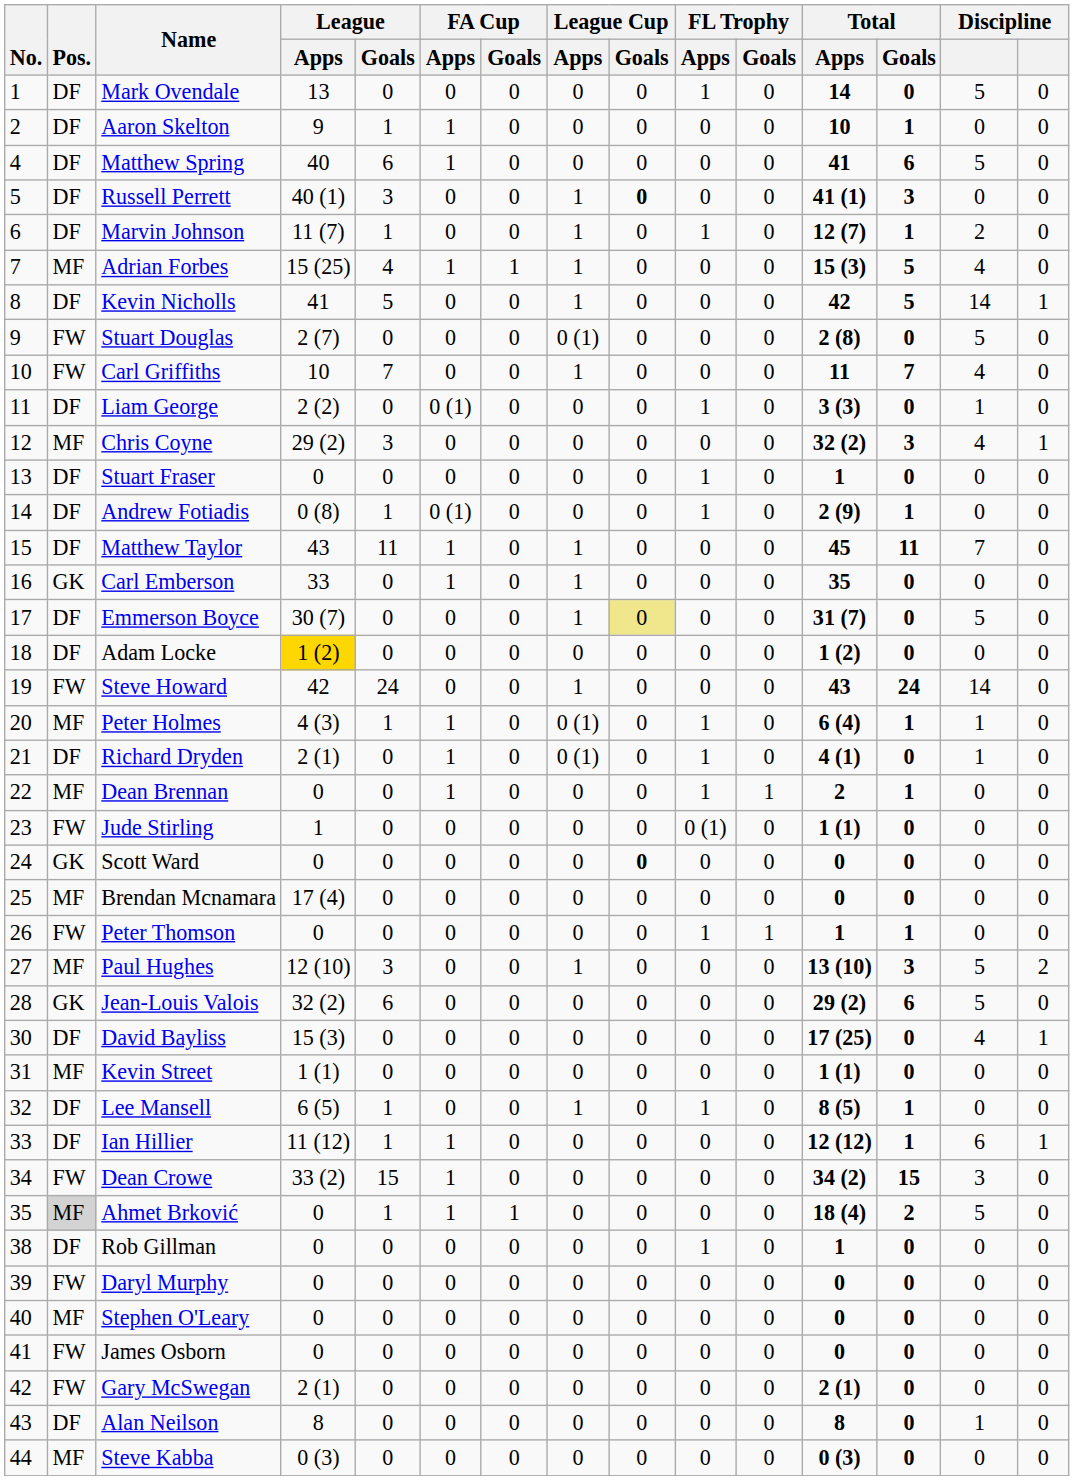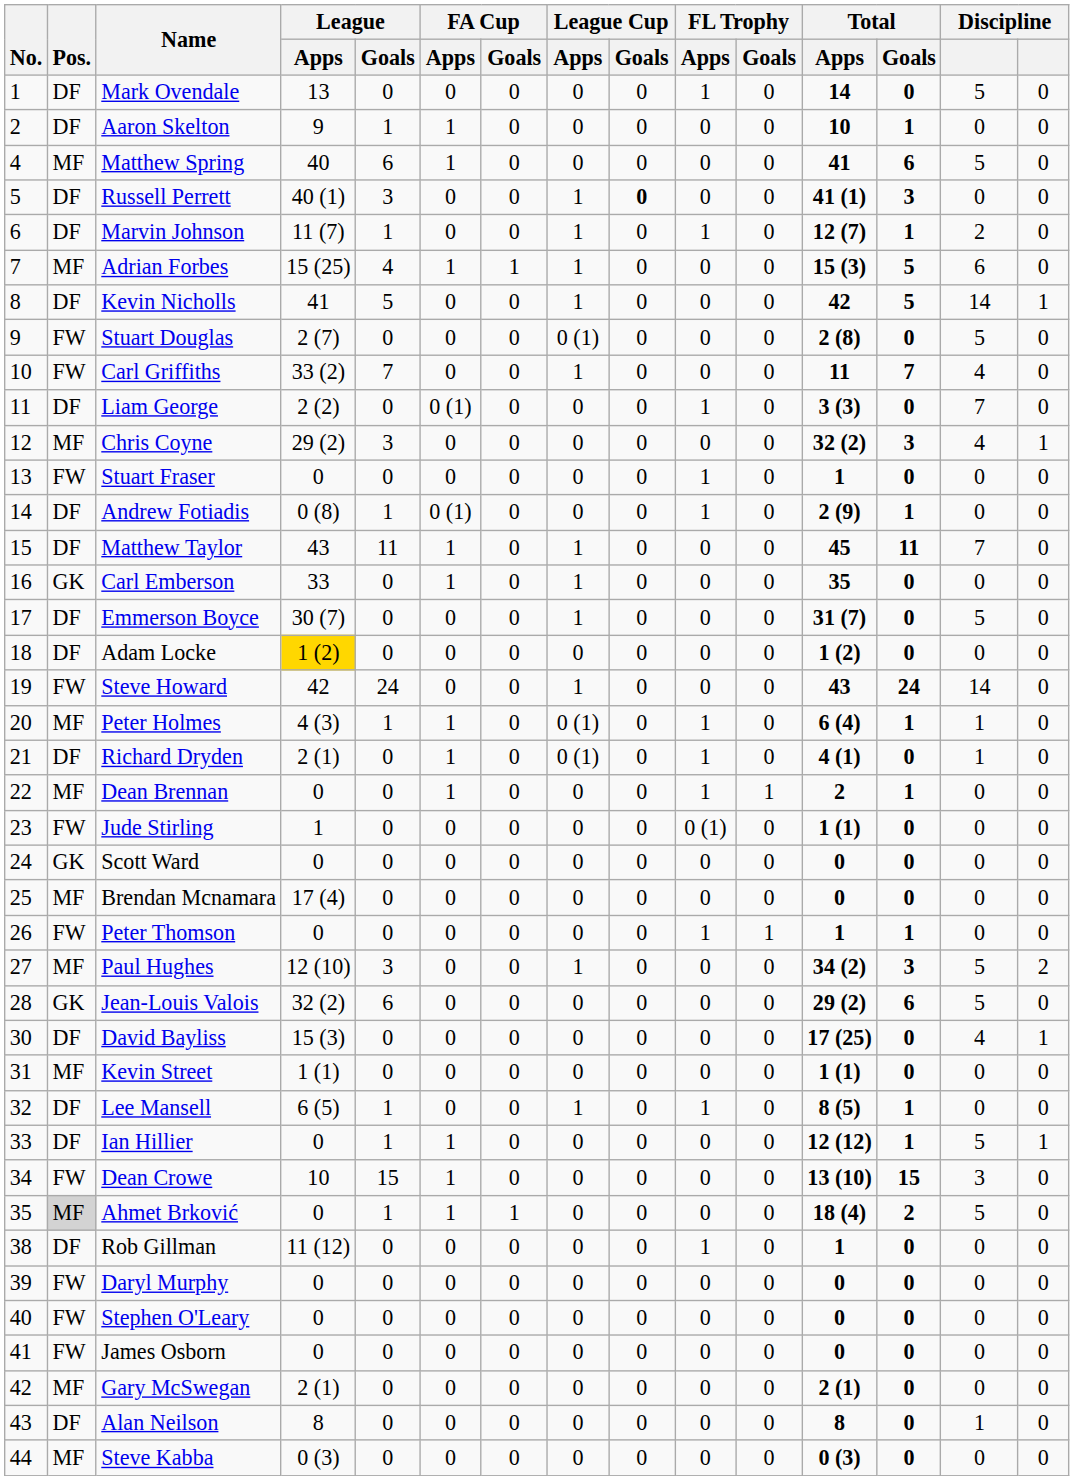(67, 162) DF -> (68, 162) MF
(979, 267) 4 -> (979, 267) 6
(318, 372) 10 -> (318, 372) 33 (2)
(979, 407) 1 -> (979, 407) 7
(67, 477) DF -> (69, 477) FW
(642, 617) khaki background -> (642, 617) no background
(642, 862) bold -> (642, 862) normal
(840, 967) 13 (10) -> (840, 967) 34 (2)
(318, 1142) 11 (12) -> (318, 1142) 0
(979, 1142) 6 -> (979, 1142) 5
(318, 1177) 33 (2) -> (318, 1177) 10
(840, 1177) 34 (2) -> (840, 1177) 13 (10)
(318, 1247) 0 -> (318, 1247) 11 (12)
(68, 1317) MF -> (69, 1317) FW
(69, 1387) FW -> (68, 1387) MF
